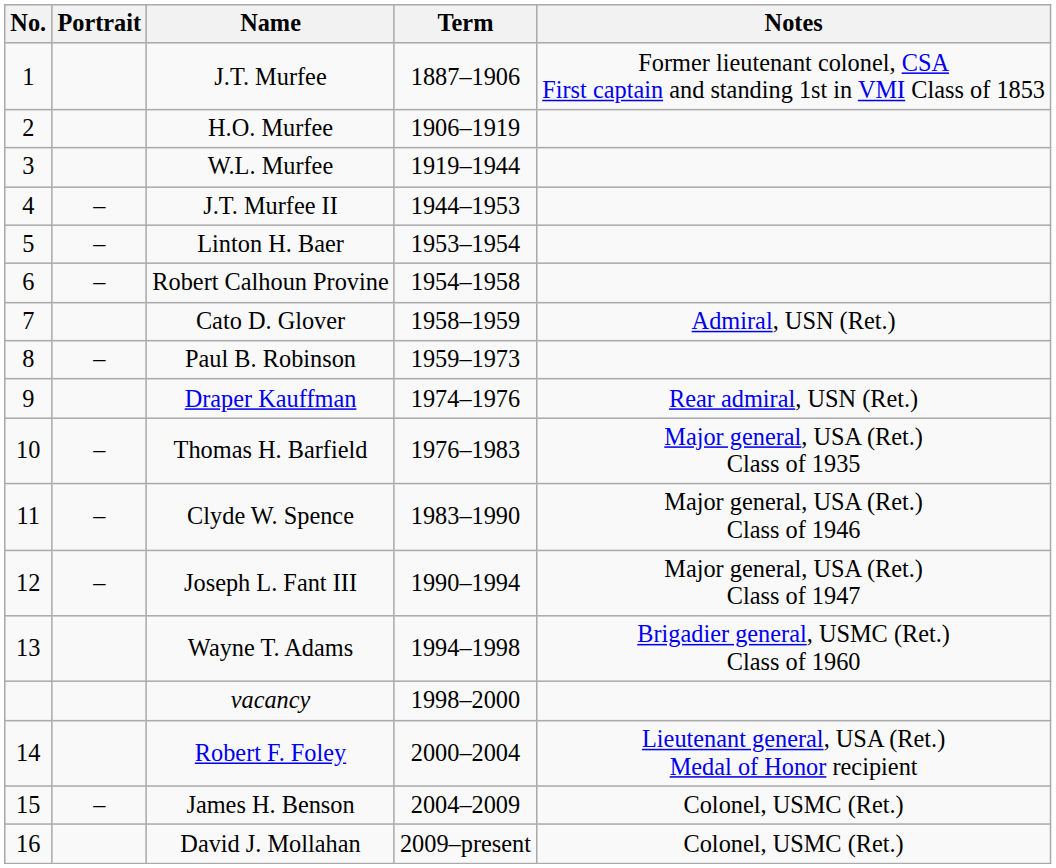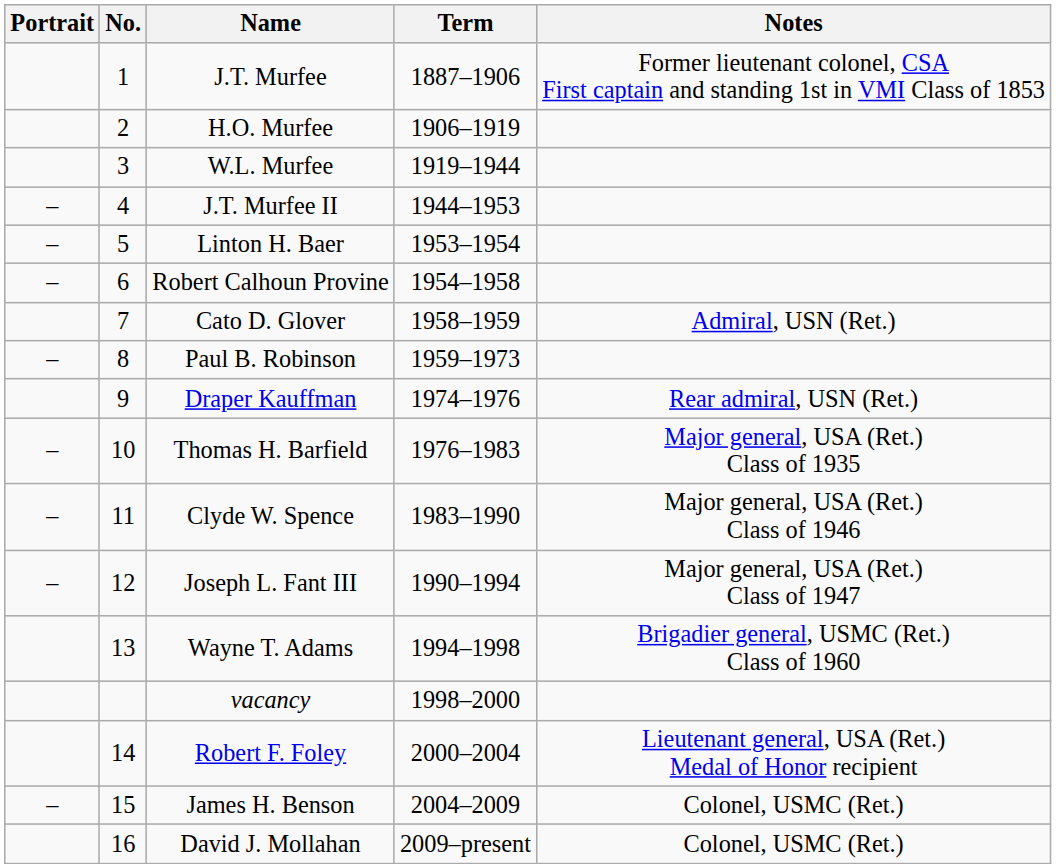columns swapped: (28, 23) <-> (99, 23)
